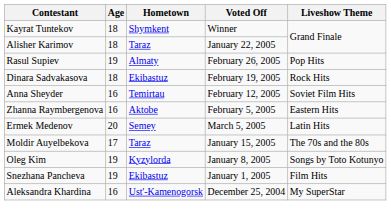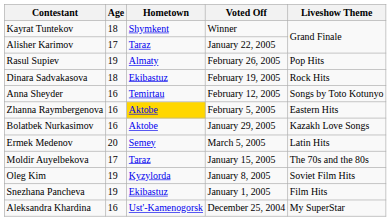(113, 45) 18 -> (113, 45) 17
(322, 94) Soviet Film Hits -> (337, 94) Songs by Toto Kotunyo
(143, 110) no background -> (143, 110) gold background
+ row: (50, 126)
(337, 159) Songs by Toto Kotunyo -> (322, 175) Soviet Film Hits
